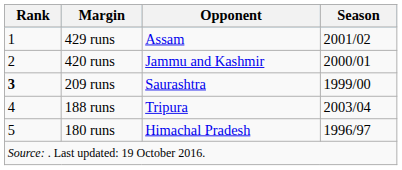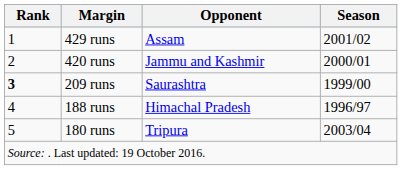(167, 107) Tripura -> (198, 107) Himachal Pradesh
(347, 107) 2003/04 -> (347, 107) 1996/97
(198, 130) Himachal Pradesh -> (167, 130) Tripura
(347, 130) 1996/97 -> (347, 130) 2003/04
